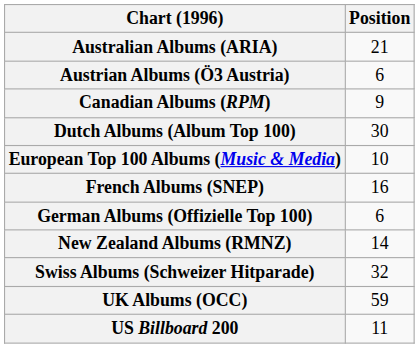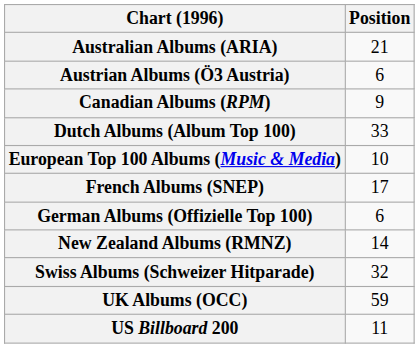(380, 131) 30 -> (380, 131) 33
(380, 187) 16 -> (380, 187) 17
